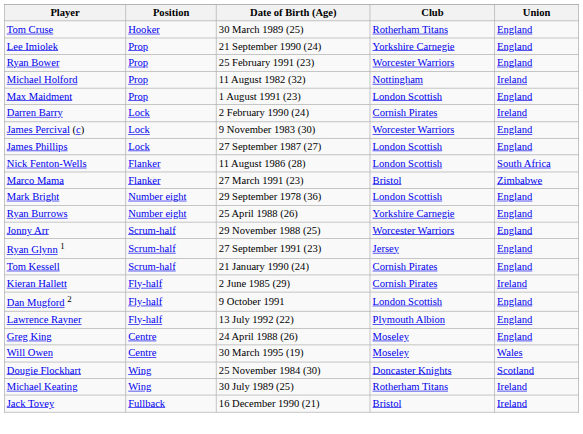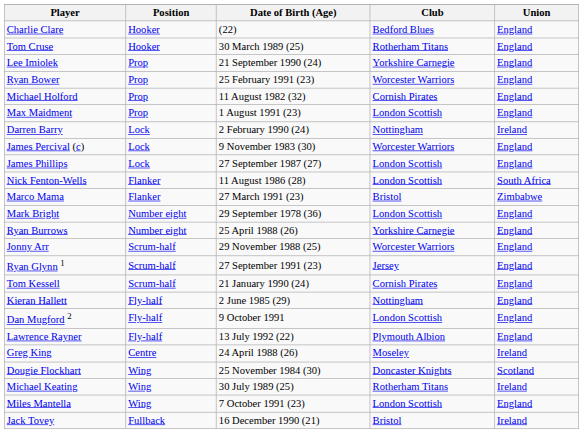+ row: (35, 29)
(398, 79) Nottingham -> (405, 96) Cornish Pirates
(512, 79) Ireland -> (515, 96) England
(405, 113) Cornish Pirates -> (398, 130) Nottingham
(405, 283) Cornish Pirates -> (398, 300) Nottingham
(512, 283) Ireland -> (515, 300) England
(515, 336) England -> (512, 353) Ireland
- row: (30, 353)
+ row: (39, 403)
